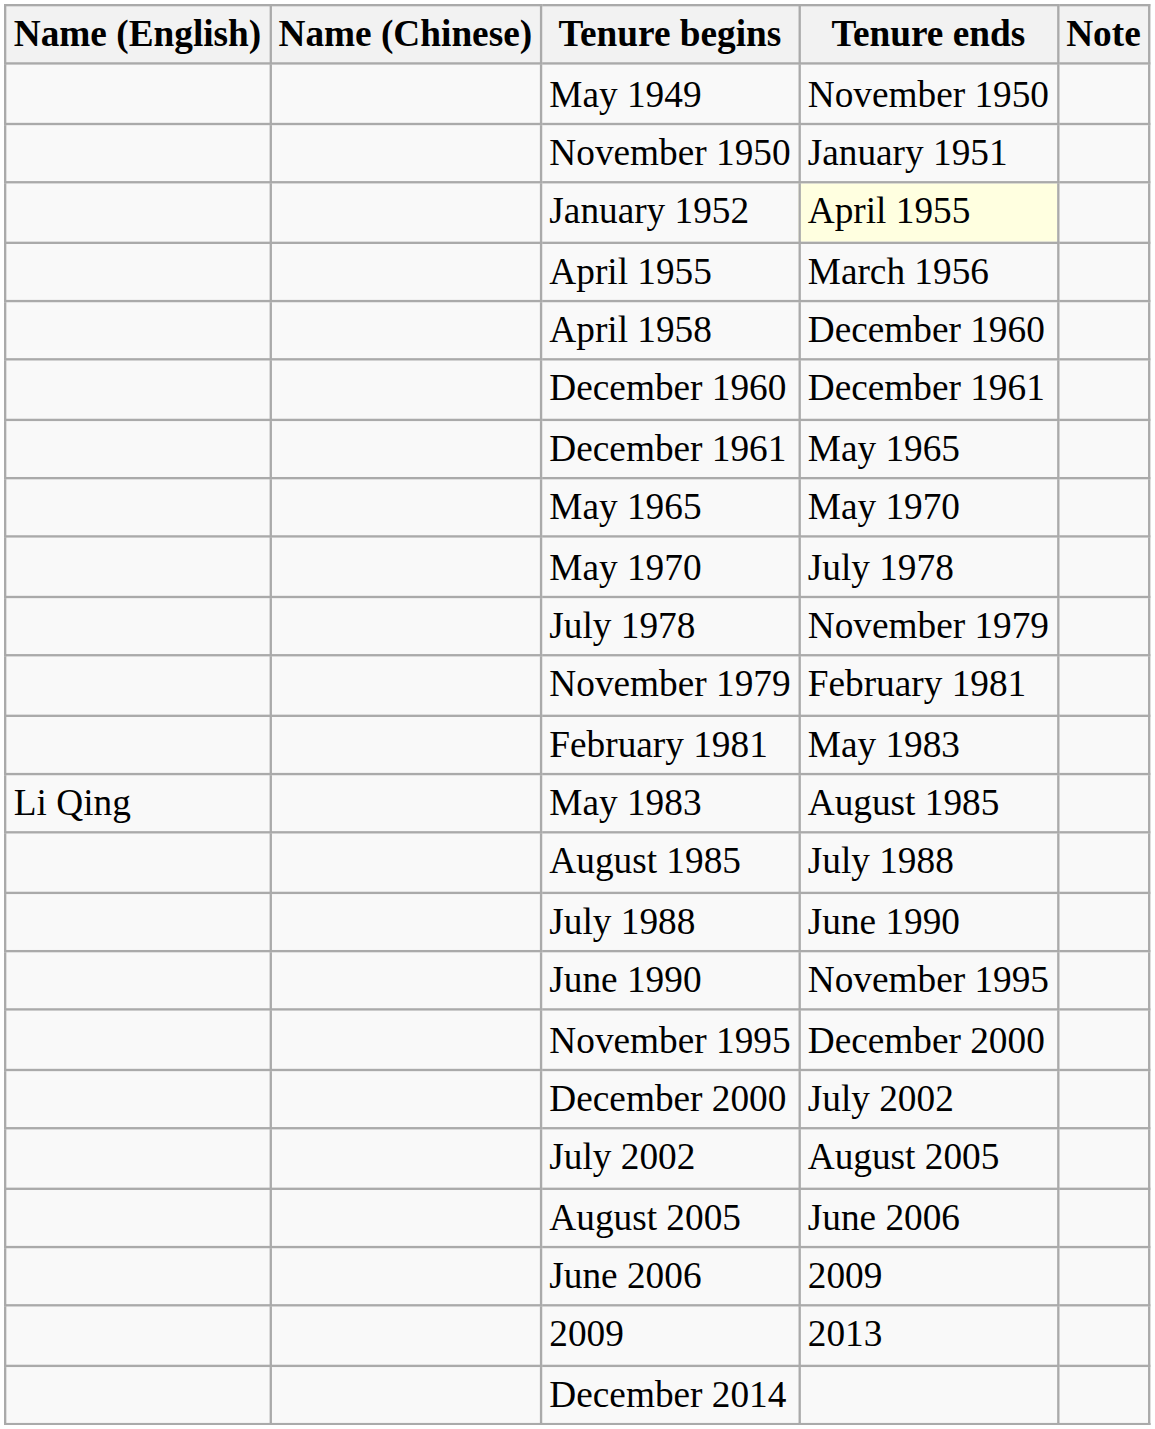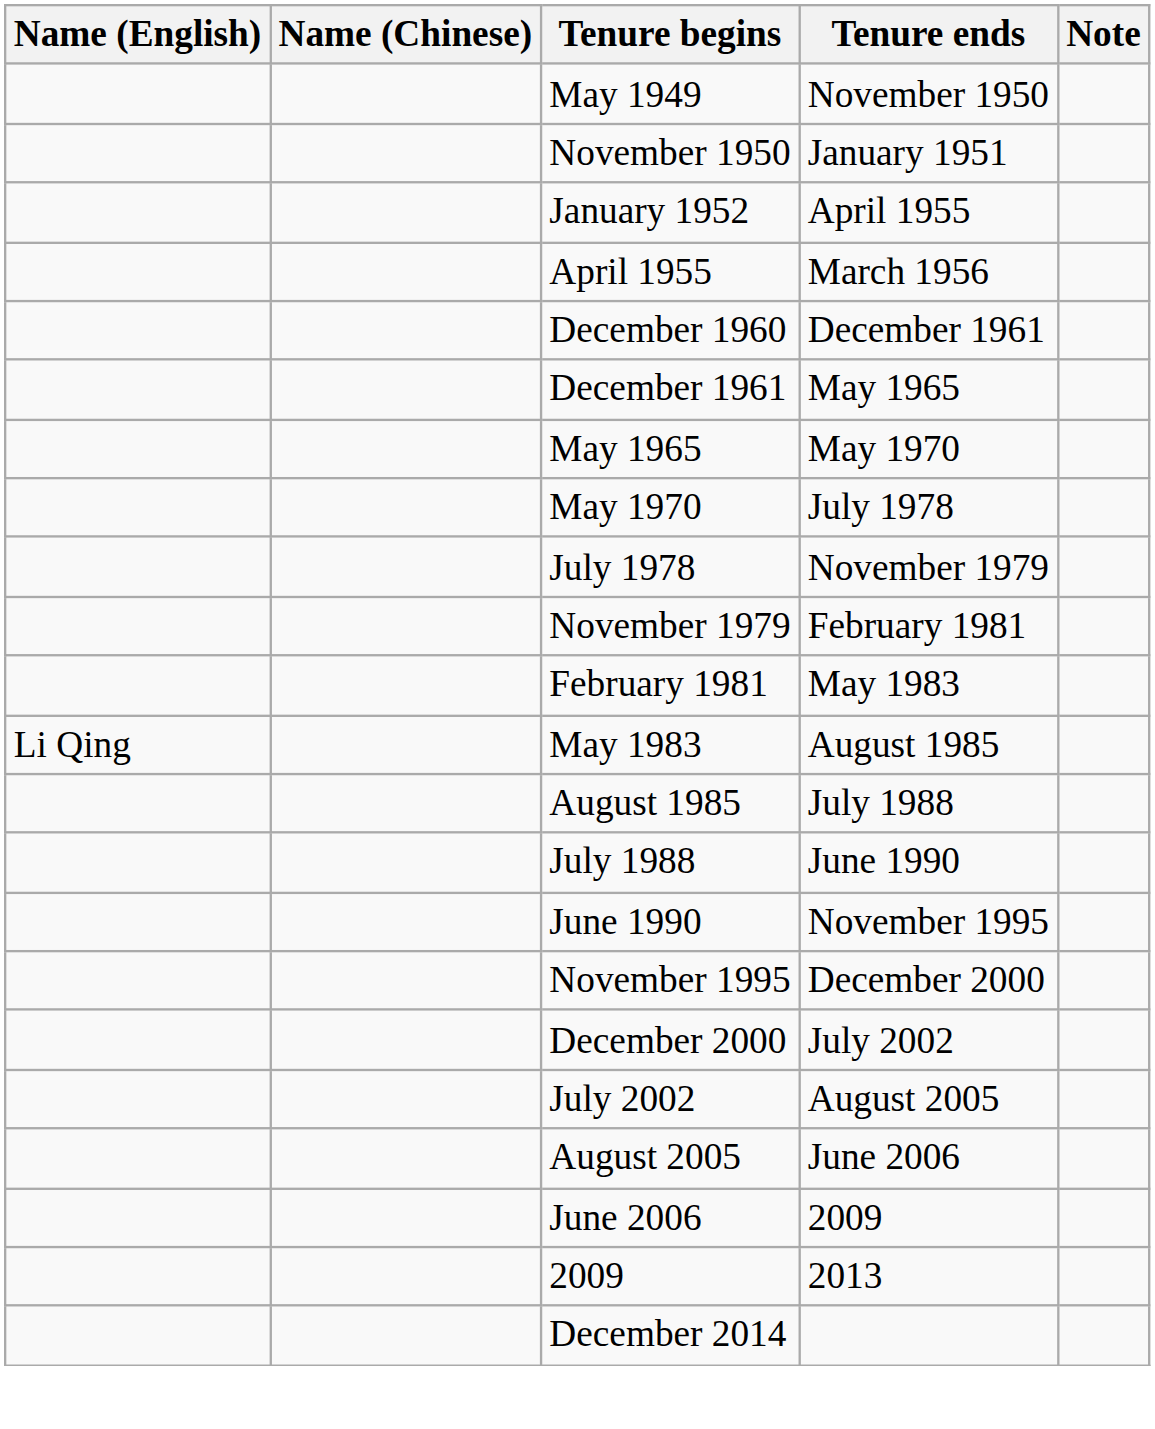(889, 211) lightyellow background -> (889, 211) no background
- row: (631, 329)
